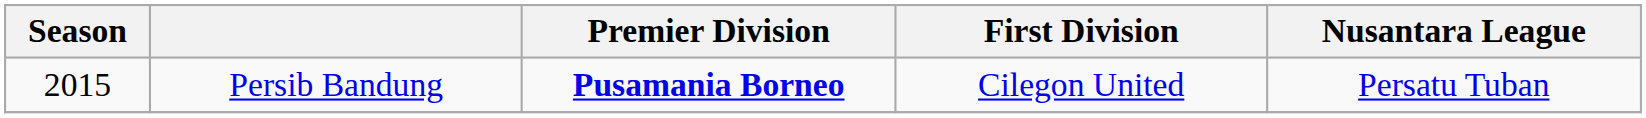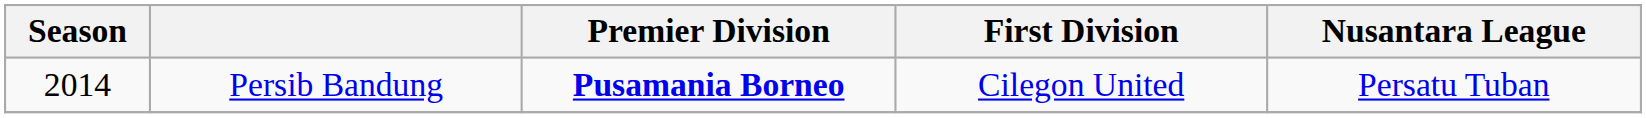(77, 84) 2015 -> (77, 84) 2014
